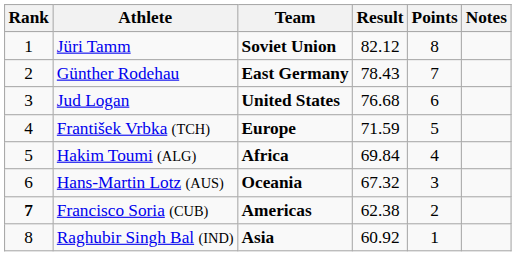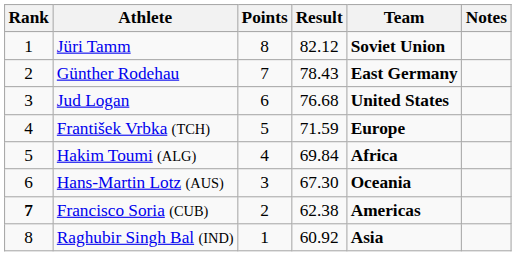columns swapped: (295, 18) <-> (435, 18)
(380, 182) 67.32 -> (319, 182) 67.30
